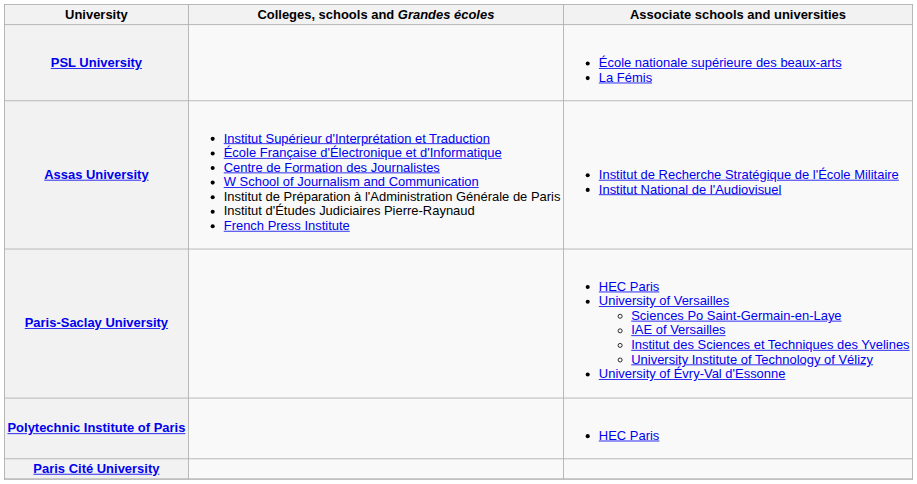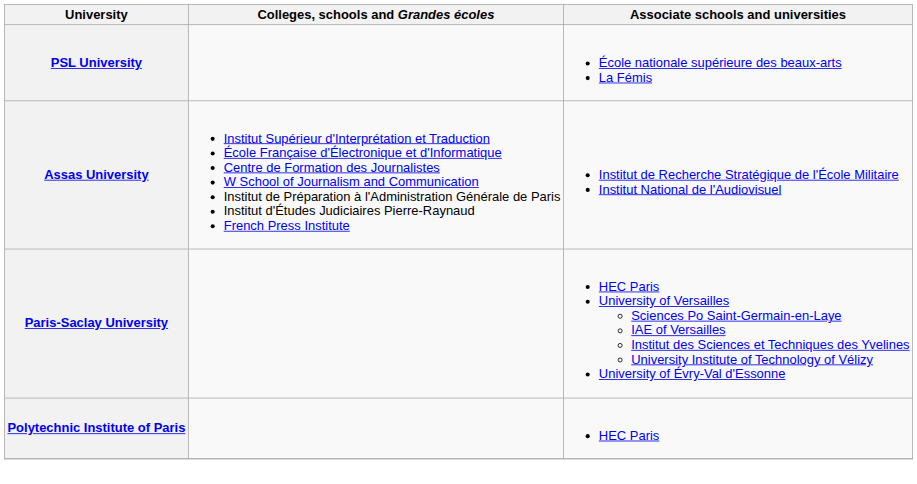- row: (96, 469)
